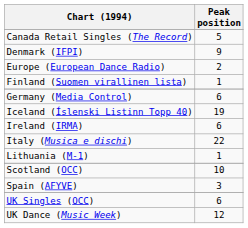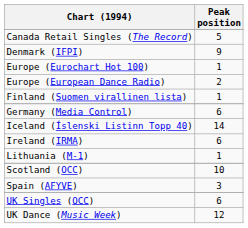+ row: (78, 67)
(219, 111) 19 -> (219, 126) 14
- row: (70, 141)
